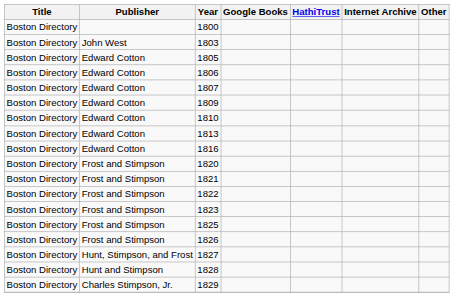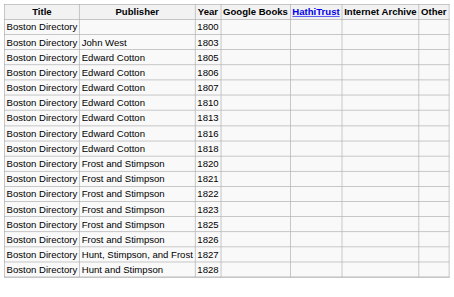- row: (208, 103)
+ row: (208, 149)
- row: (208, 285)
